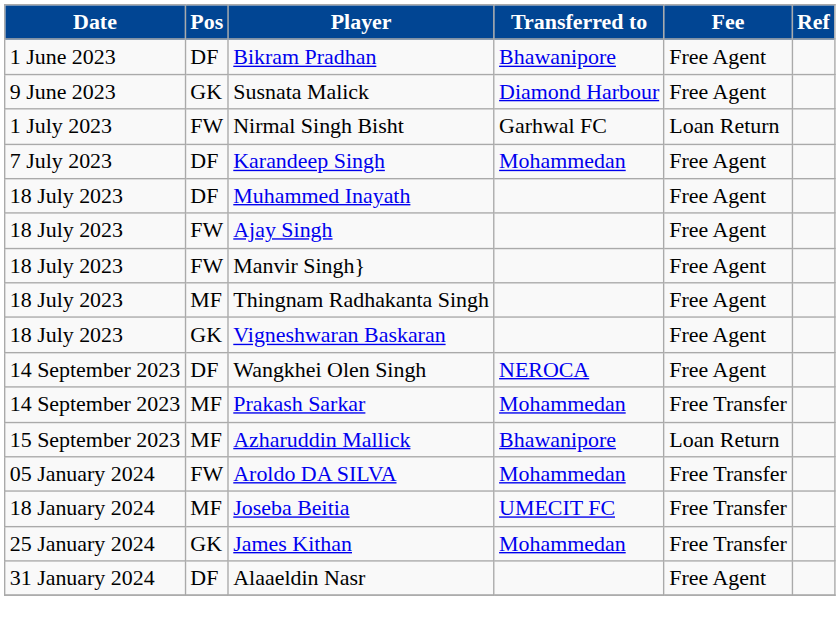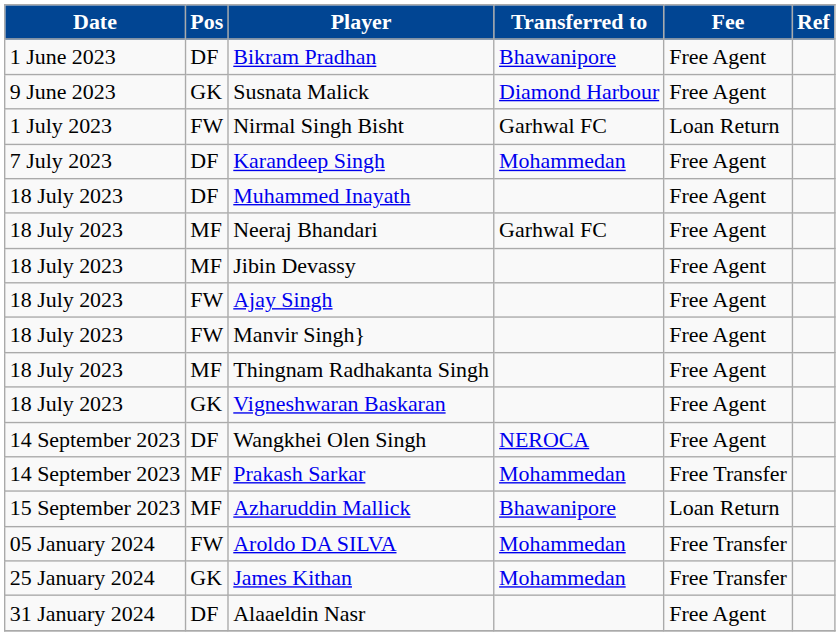+ row: (305, 230)
+ row: (294, 265)
- row: (291, 508)
